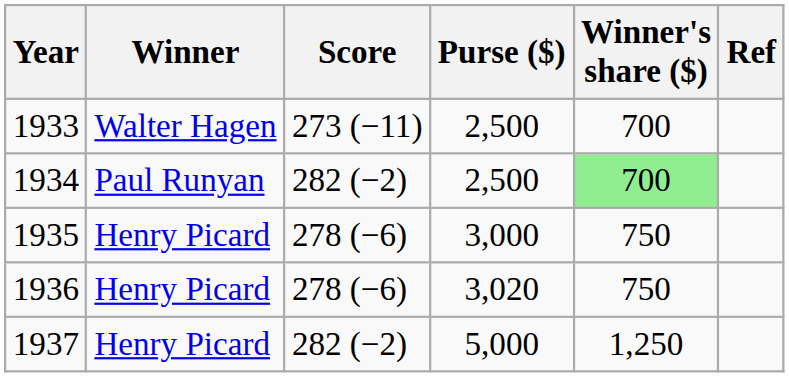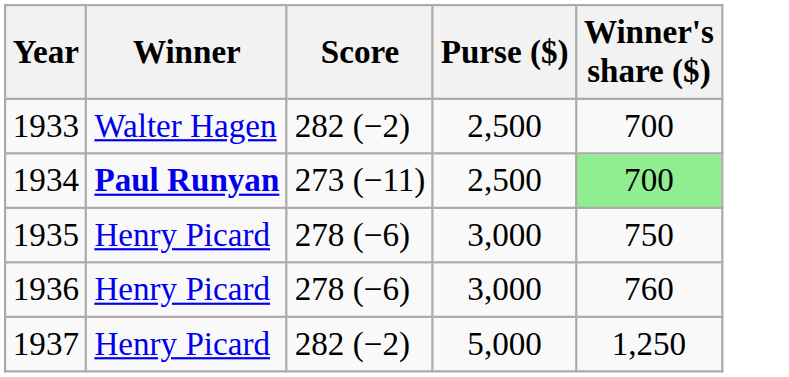- column: (751, 51)
(357, 125) 273 (−11) -> (352, 125) 282 (−2)
(179, 180) normal -> (187, 180) bold
(350, 180) 282 (−2) -> (360, 180) 273 (−11)
(502, 289) 3,020 -> (505, 289) 3,000
(646, 289) 750 -> (649, 289) 760
